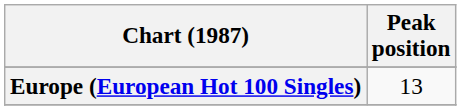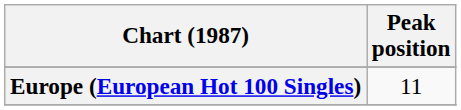(411, 85) 13 -> (411, 85) 11
